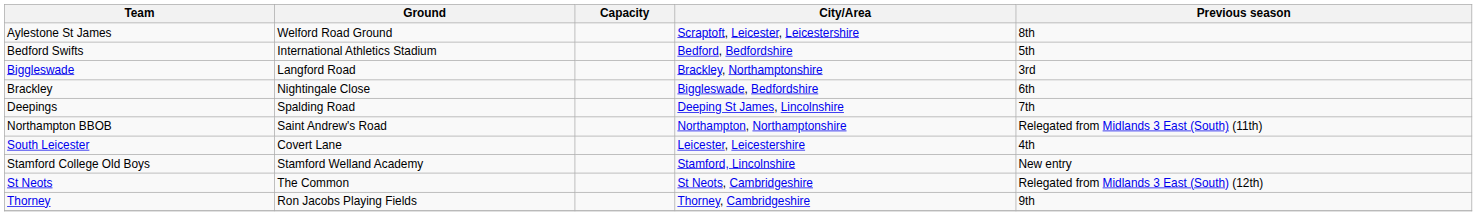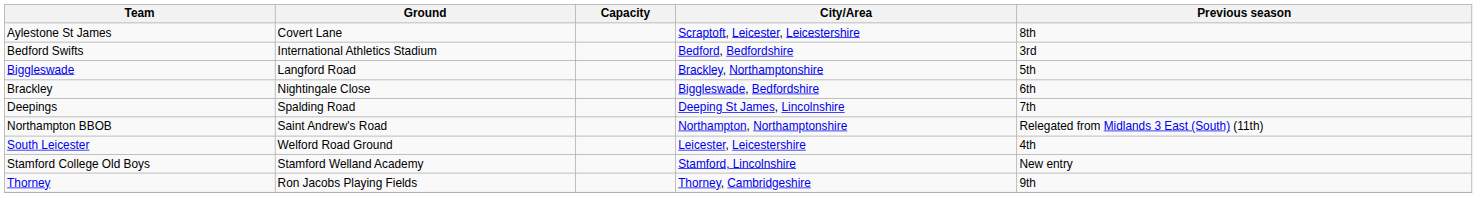(335, 32) Welford Road Ground -> (310, 32) Covert Lane
(1027, 51) 5th -> (1028, 51) 3rd
(1027, 70) 3rd -> (1028, 70) 5th
(310, 145) Covert Lane -> (335, 145) Welford Road Ground
- row: (30, 182)
